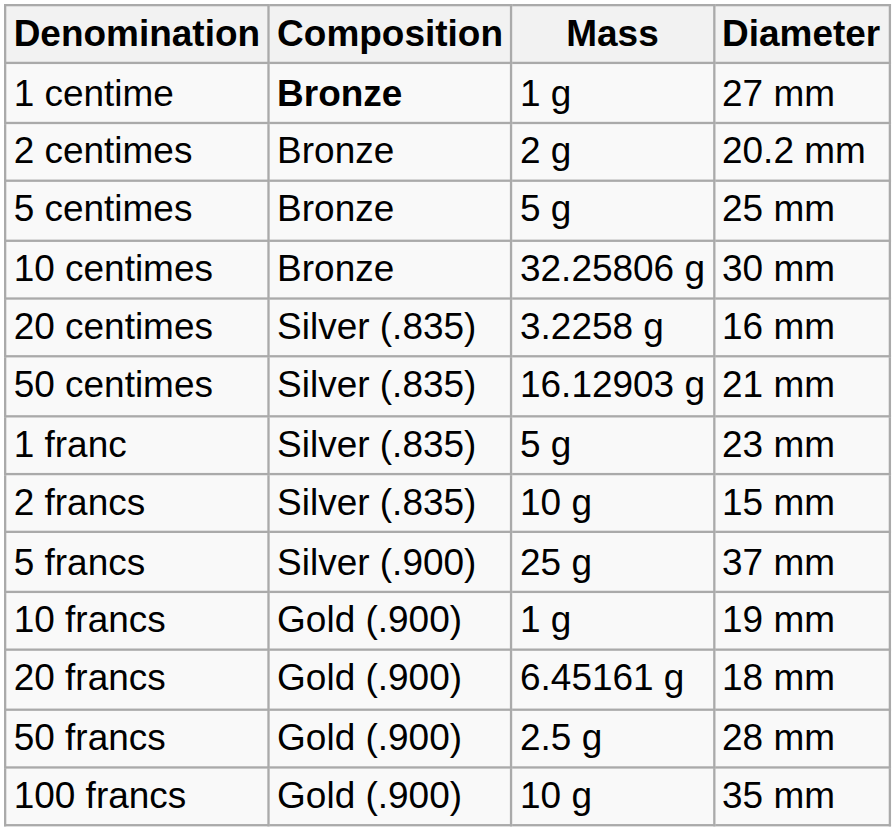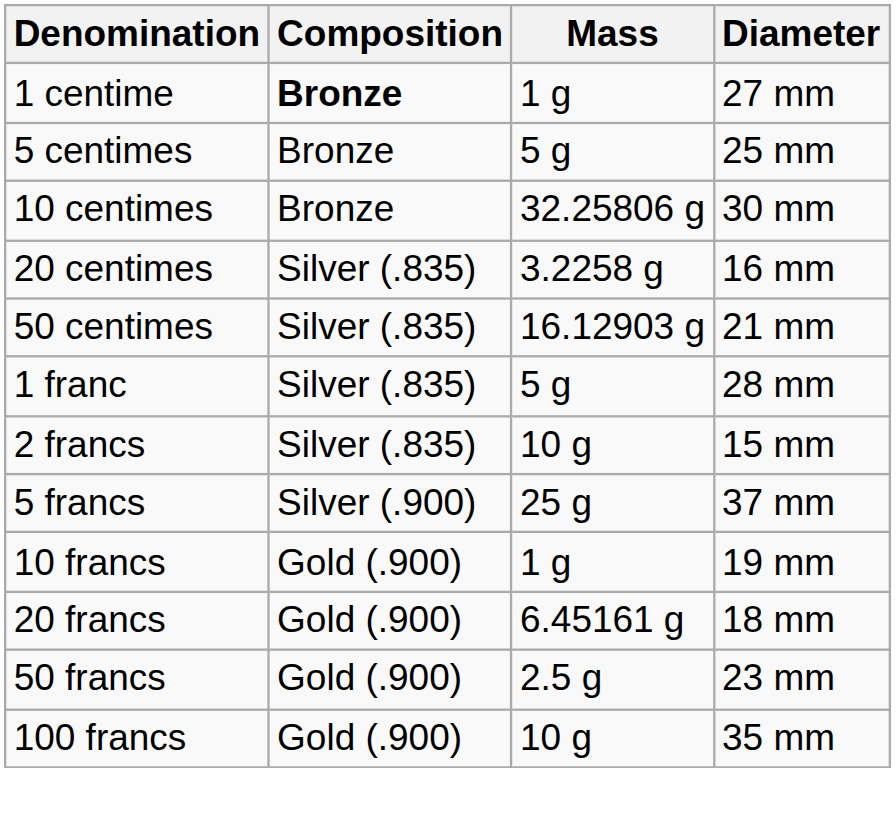- row: (103, 151)
(778, 444) 23 mm -> (778, 385) 28 mm
(778, 737) 28 mm -> (778, 678) 23 mm
